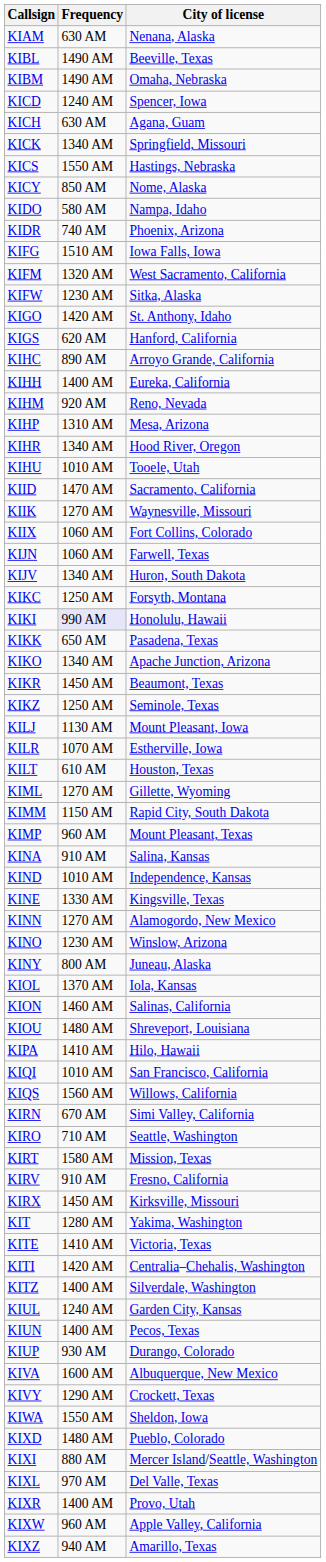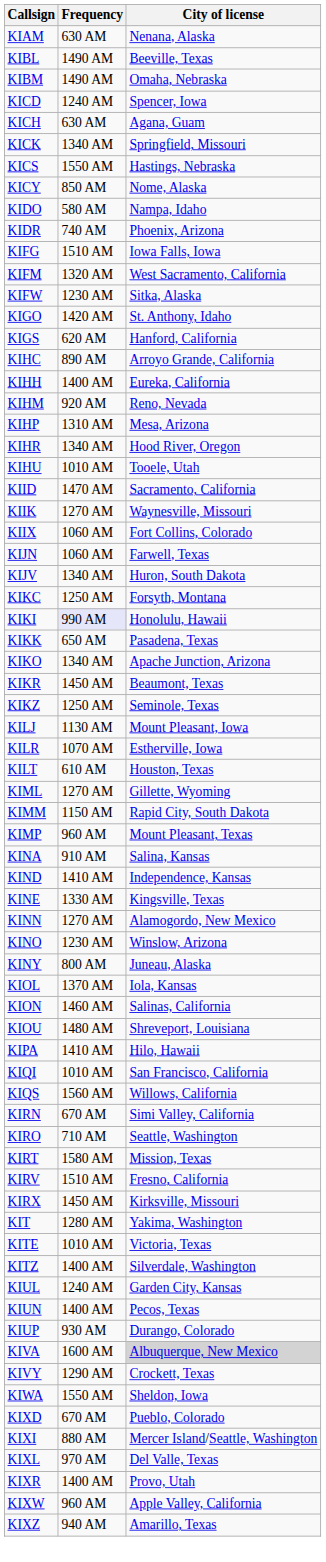(87, 878) 1010 AM -> (87, 878) 1410 AM
(84, 1179) 910 AM -> (87, 1179) 1510 AM
(87, 1244) 1410 AM -> (87, 1244) 1010 AM
- row: (21, 1266)
(204, 1374) no background -> (204, 1352) lightgrey background
(87, 1438) 1480 AM -> (84, 1417) 670 AM
